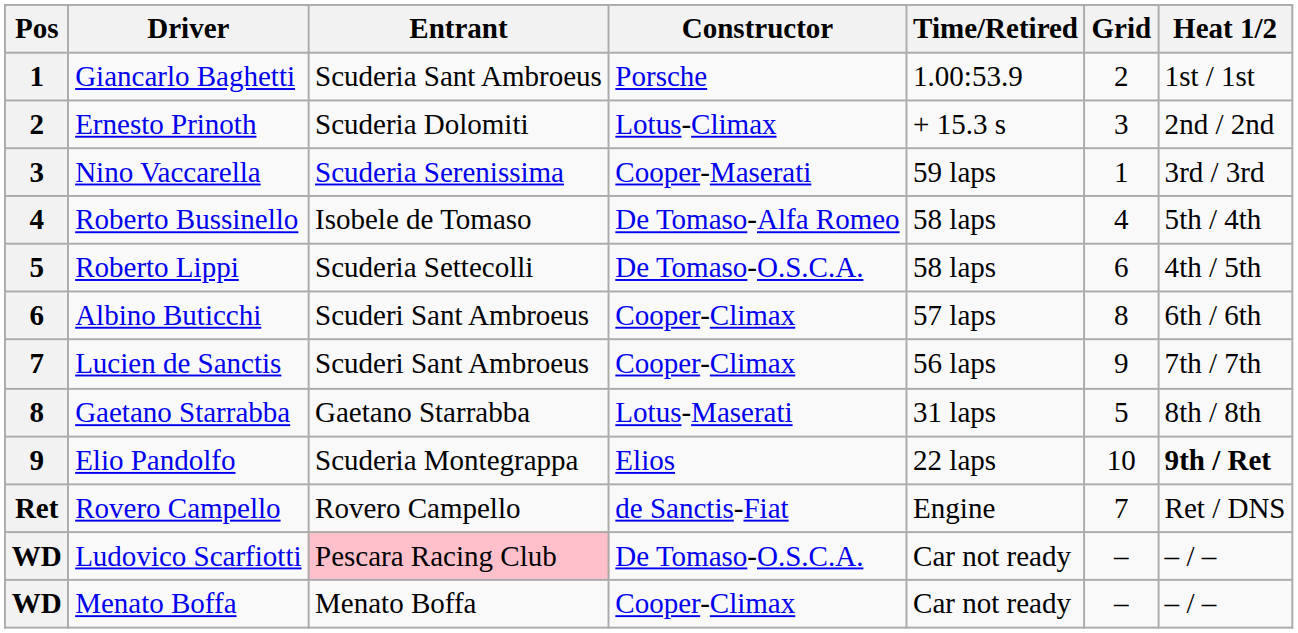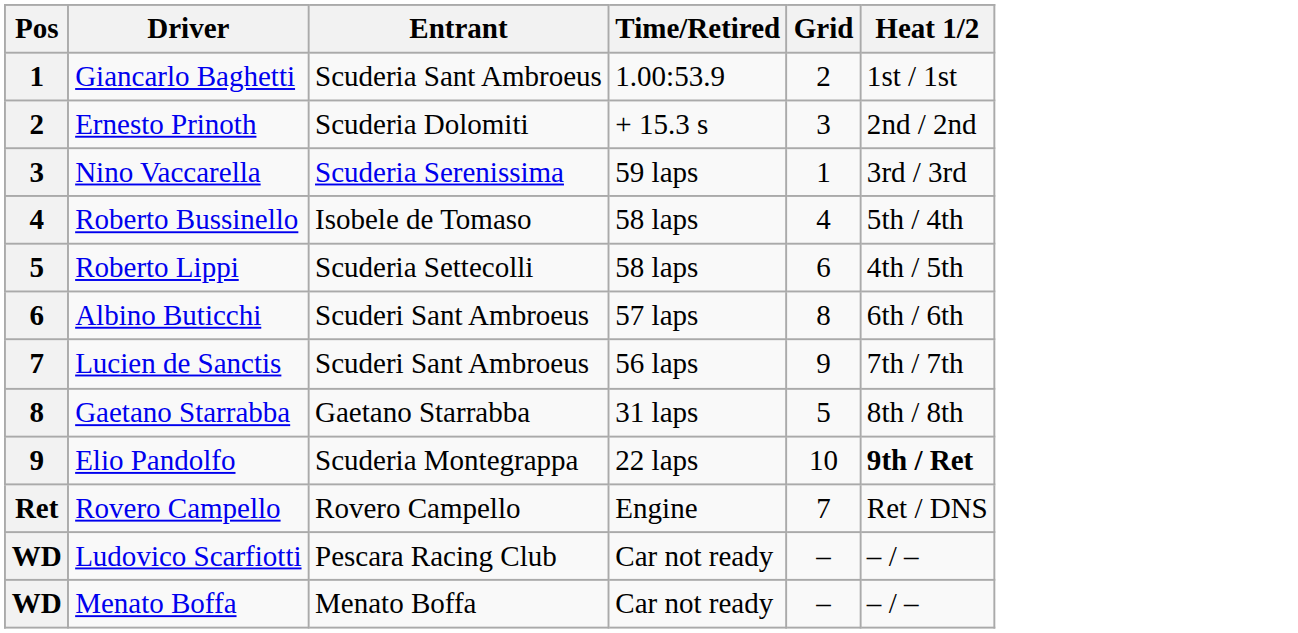- column: (757, 28)
(436, 555) pink background -> (436, 555) no background
